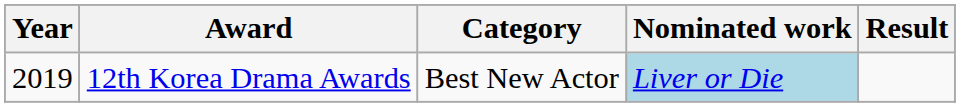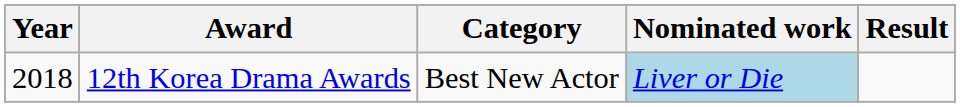(42, 76) 2019 -> (42, 76) 2018
